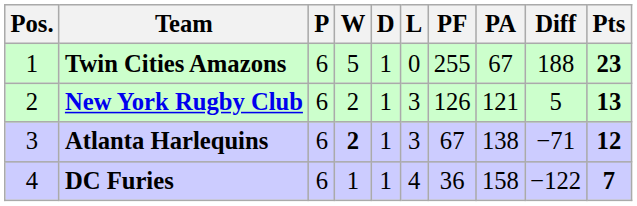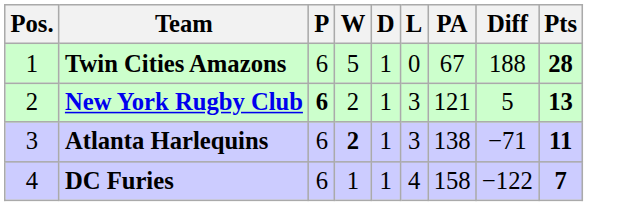- column: (452, 24)
(609, 63) 23 -> (561, 63) 28
(322, 102) normal -> (322, 102) bold
(609, 141) 12 -> (561, 141) 11
